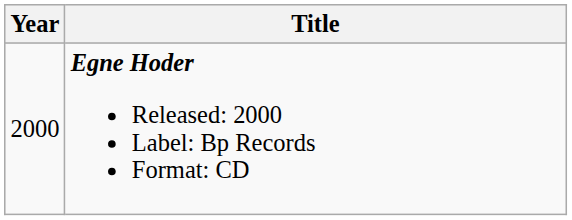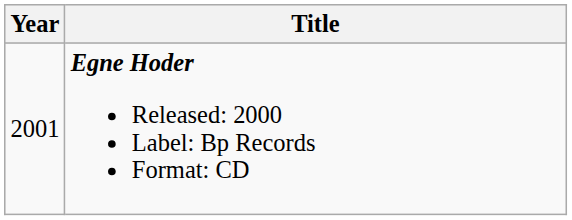(35, 128) 2000 -> (35, 128) 2001
